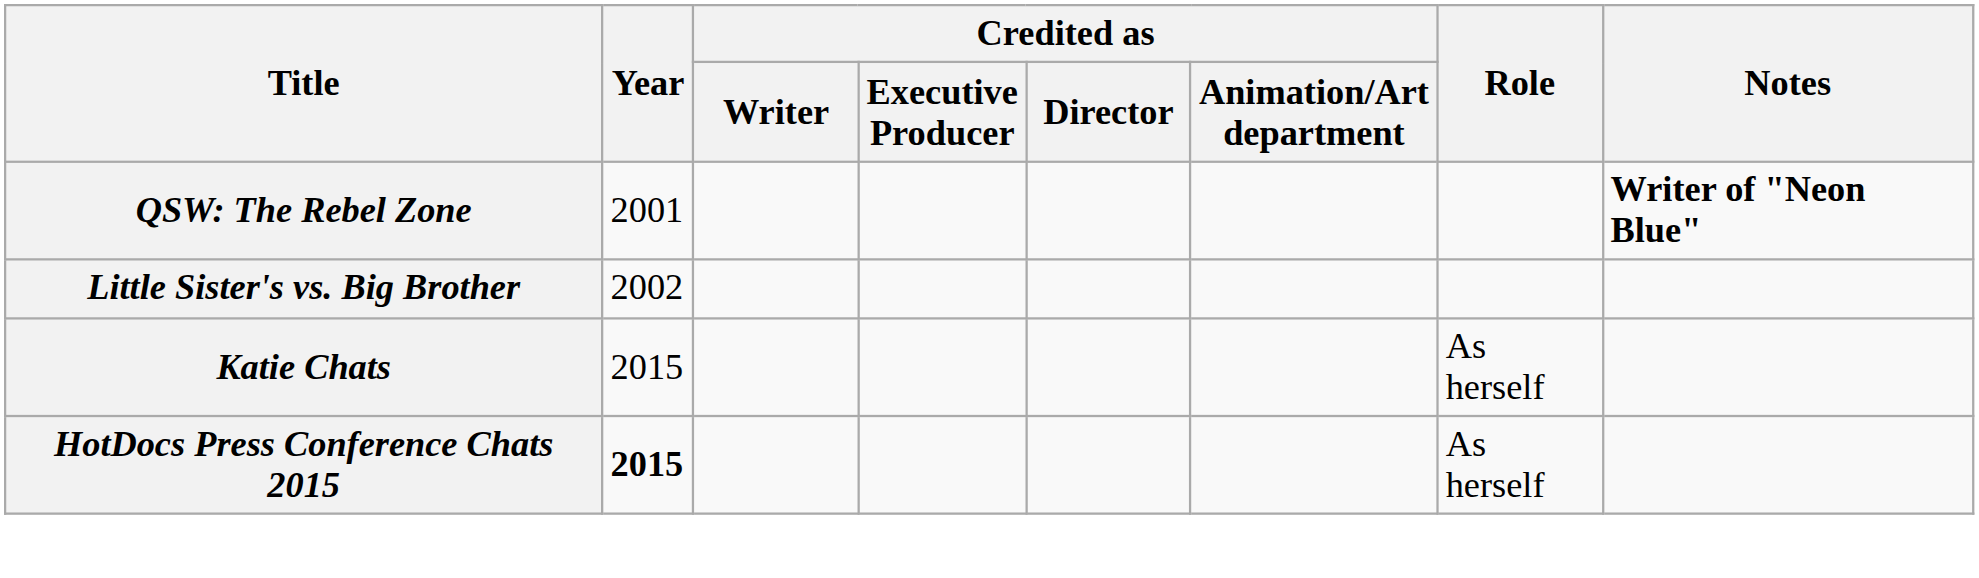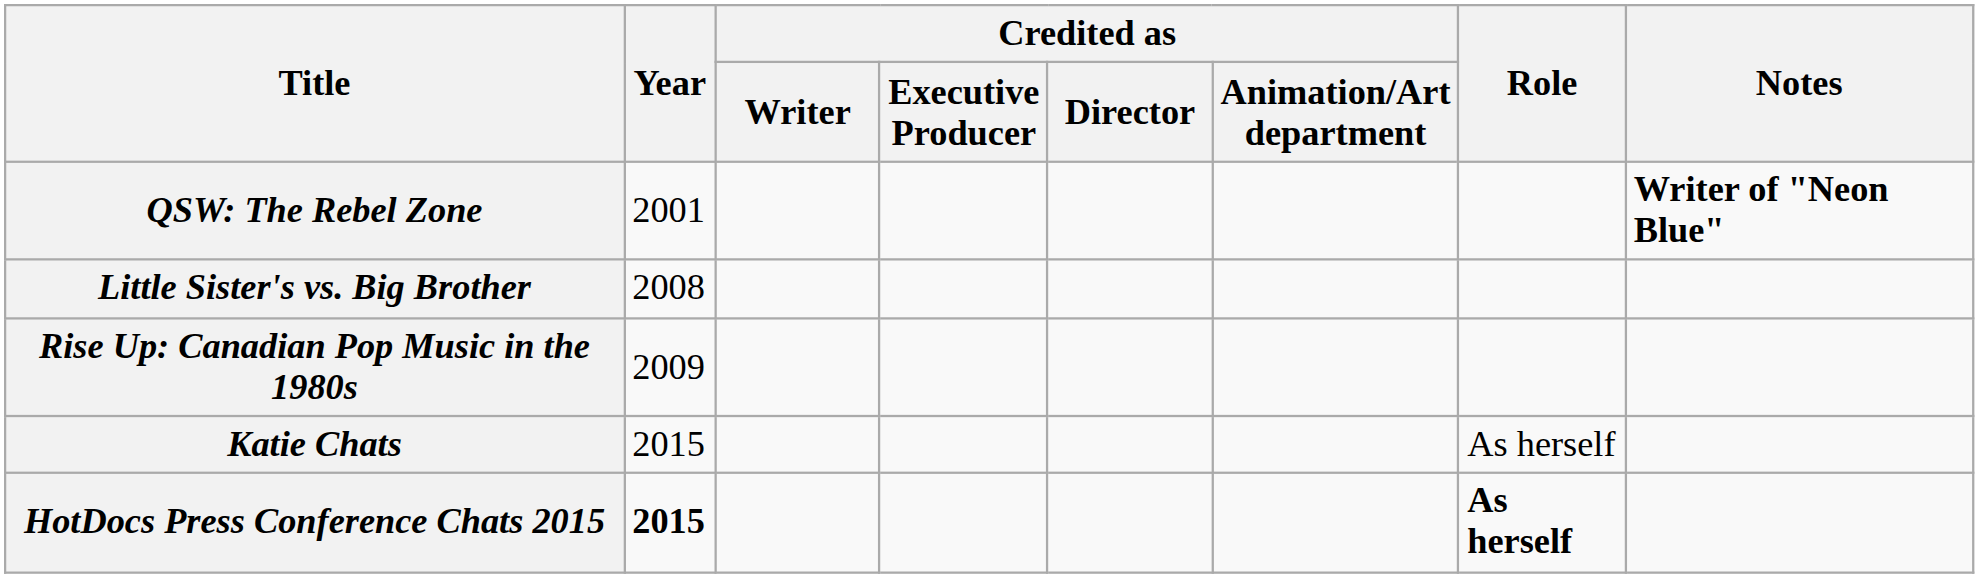(647, 287) 2002 -> (669, 287) 2008
+ row: (315, 365)
(1495, 464) normal -> (1520, 521) bold
